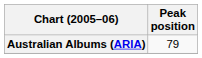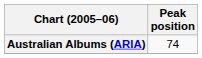(173, 44) 79 -> (173, 44) 74
